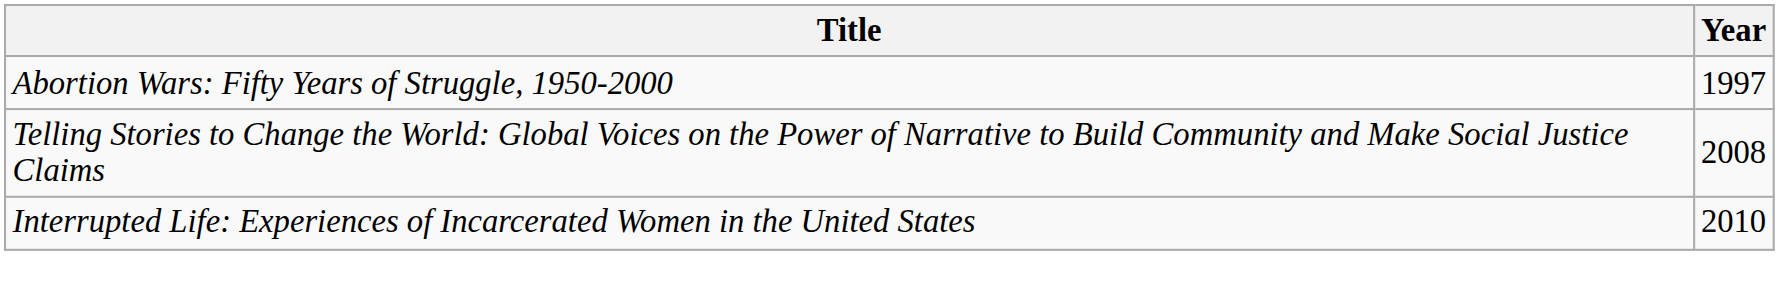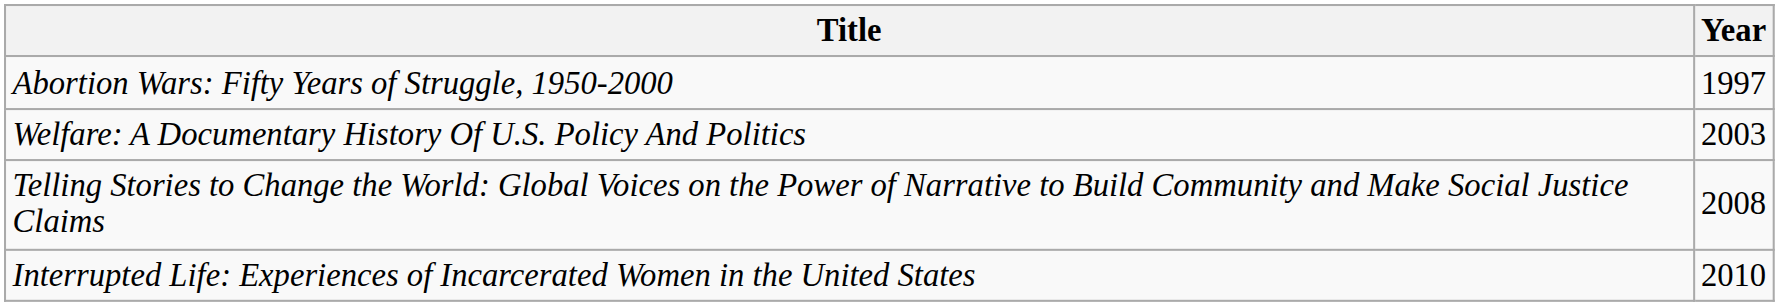+ row: (409, 133)
